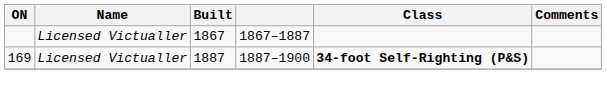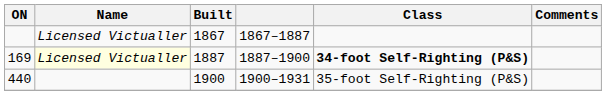(112, 58) no background -> (112, 58) lightyellow background
+ row: (19, 79)
